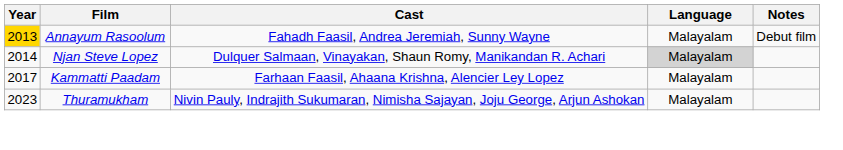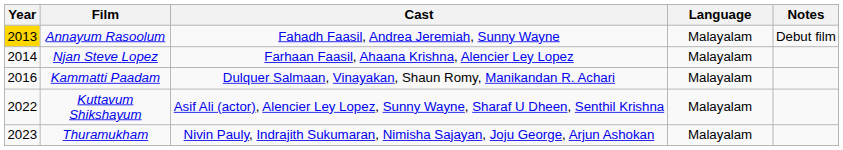(409, 57) Dulquer Salmaan, Vinayakan, Shaun Romy, Manikandan R. Achari -> (419, 57) Farhaan Faasil, Ahaana Krishna, Alencier Ley Lopez
(700, 57) lightgrey background -> (720, 57) no background
(22, 78) 2017 -> (22, 78) 2016
(409, 78) Farhaan Faasil, Ahaana Krishna, Alencier Ley Lopez -> (419, 78) Dulquer Salmaan, Vinayakan, Shaun Romy, Manikandan R. Achari
+ row: (105, 106)
